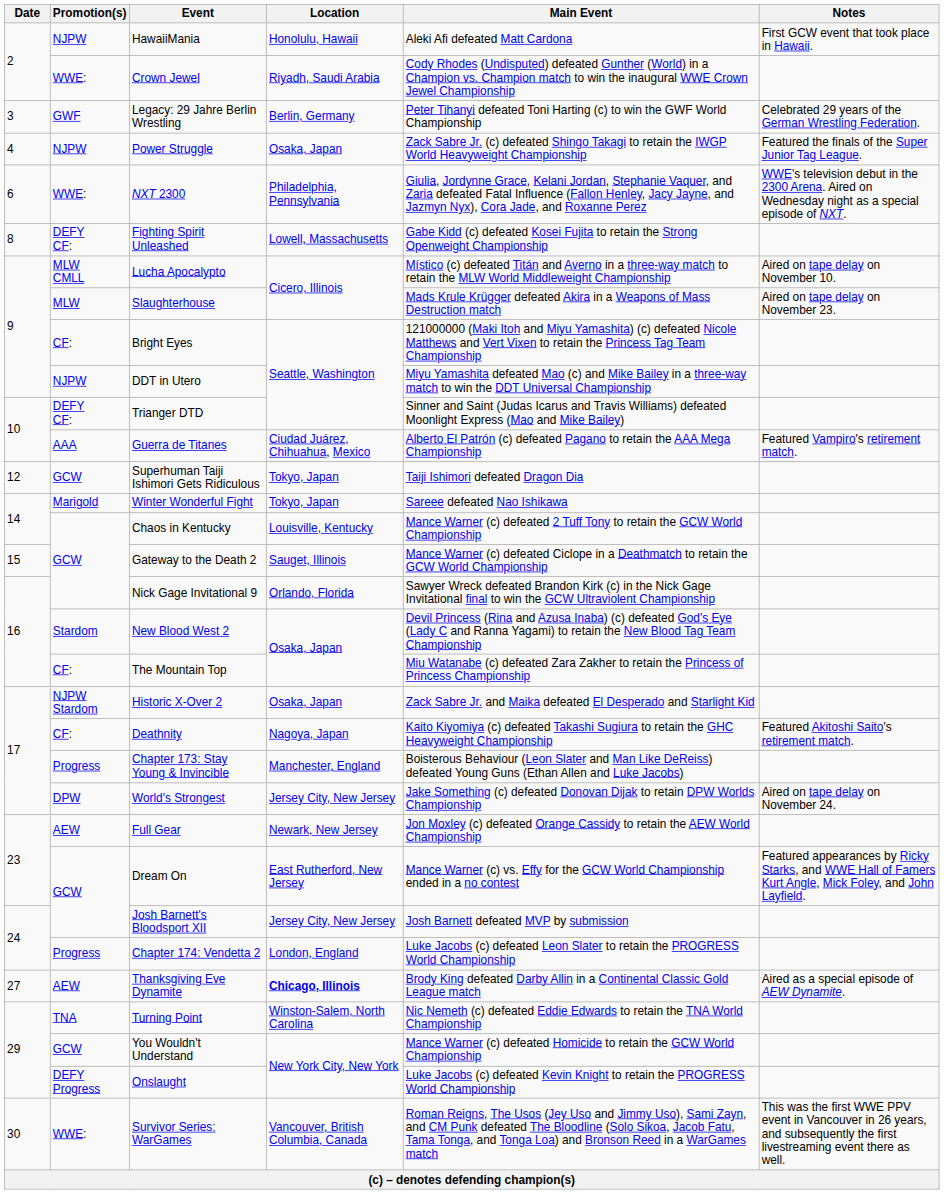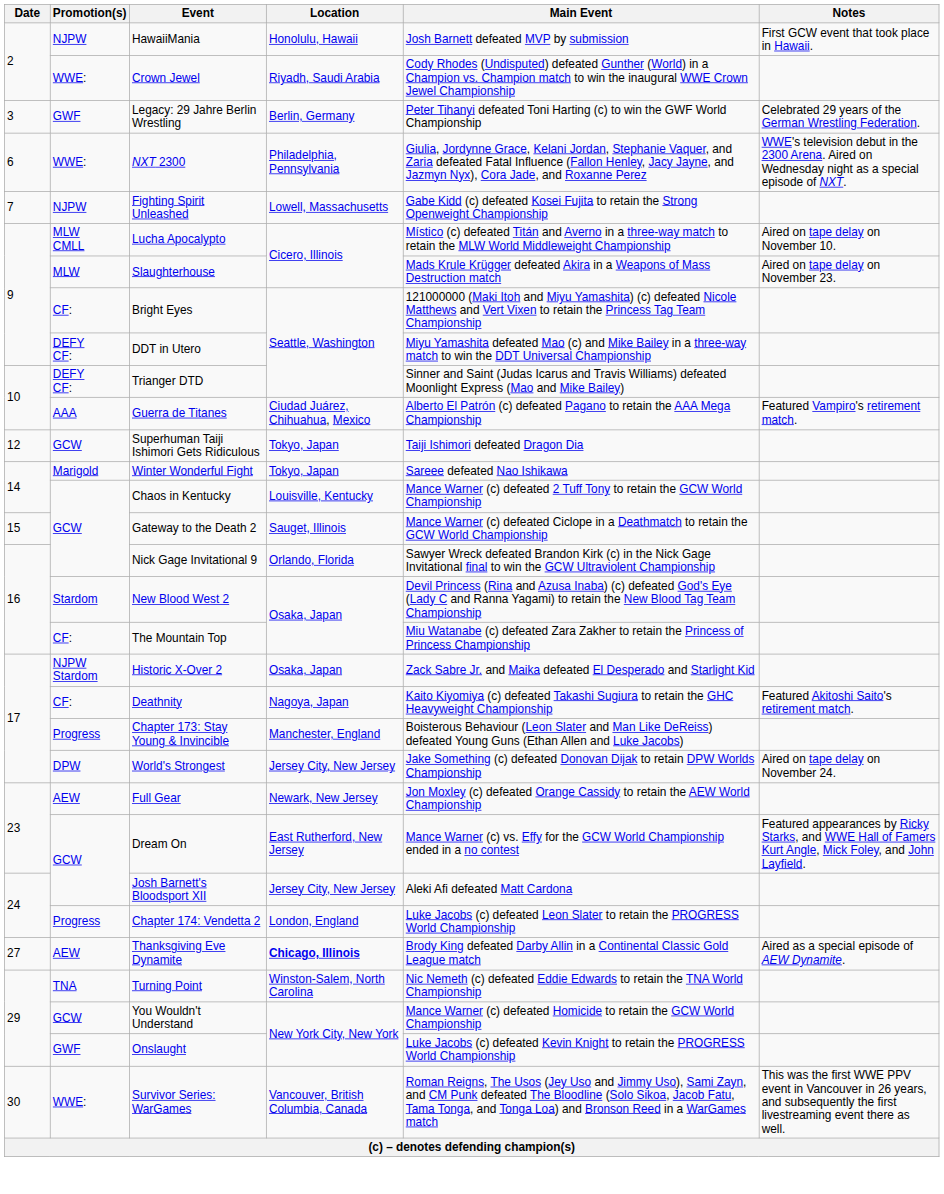(489, 39) Aleki Afi defeated Matt Cardona -> (517, 39) Josh Barnett defeated MVP by submission
- row: (172, 148)
(10, 239) 8 -> (10, 207) 7
(69, 239) DEFY CF: -> (70, 207) NJPW
(70, 381) NJPW -> (69, 349) DEFY CF:
(517, 921) Josh Barnett defeated MVP by submission -> (489, 889) Aleki Afi defeated Matt Cardona
(77, 1082) DEFY Progress -> (67, 1050) GWF
